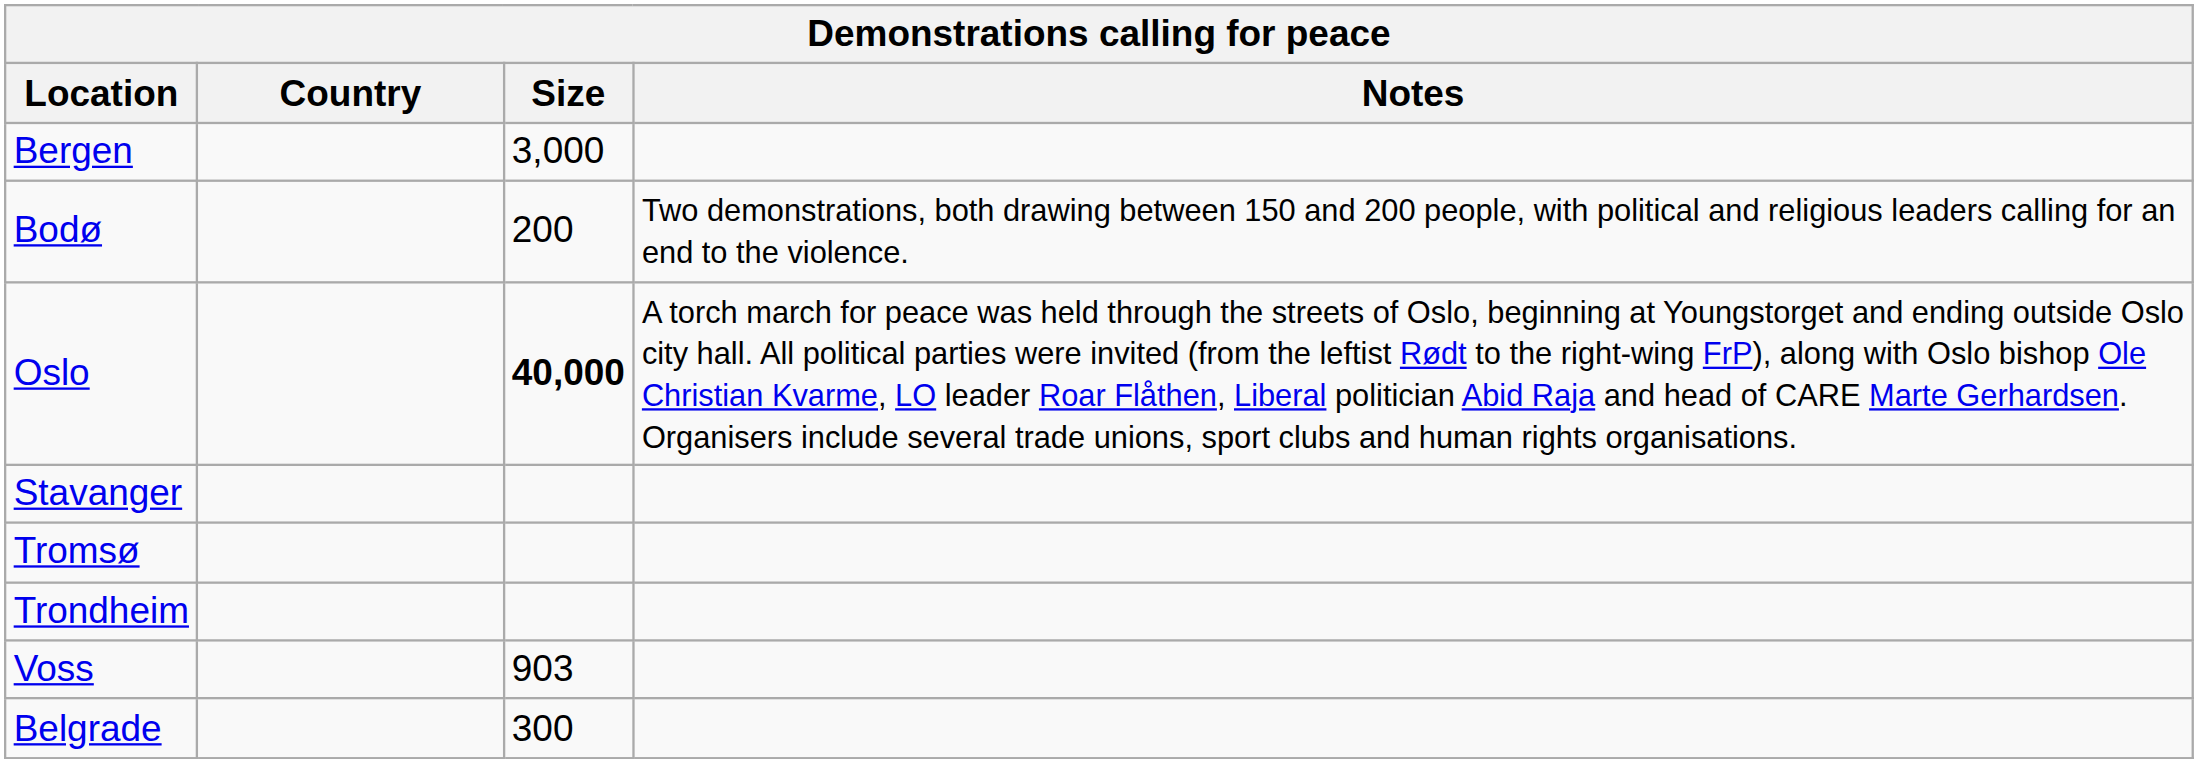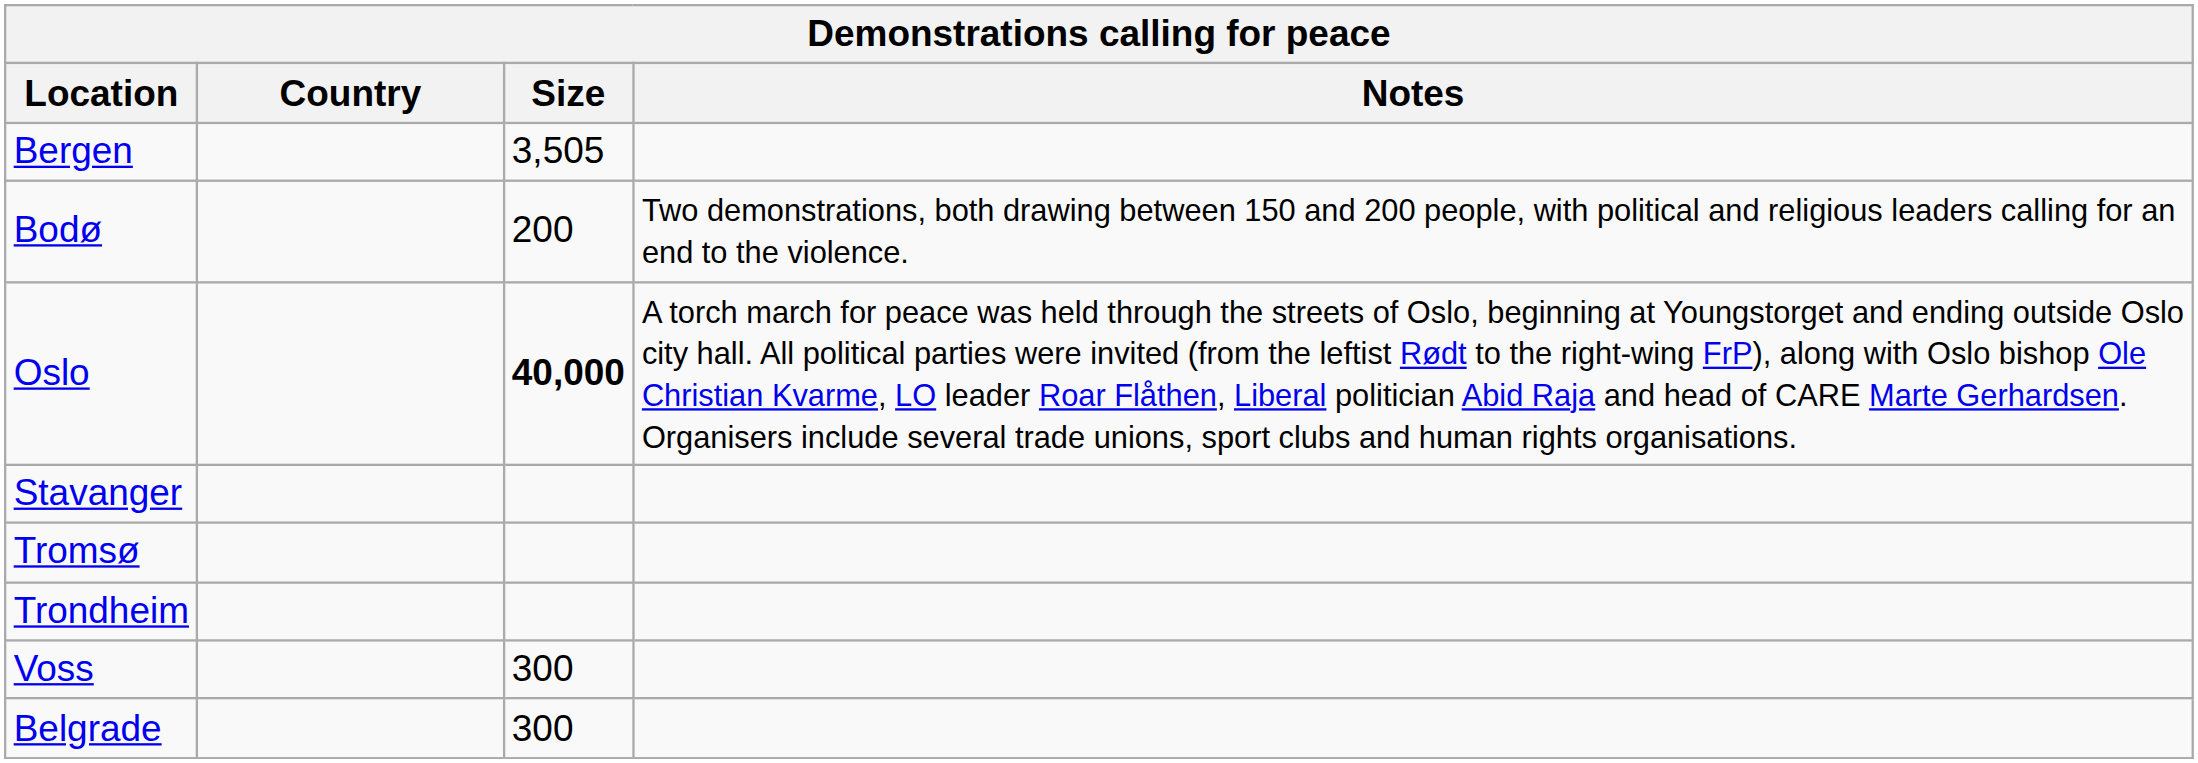(558, 151) 3,000 -> (558, 151) 3,505
(543, 669) 903 -> (543, 669) 300
